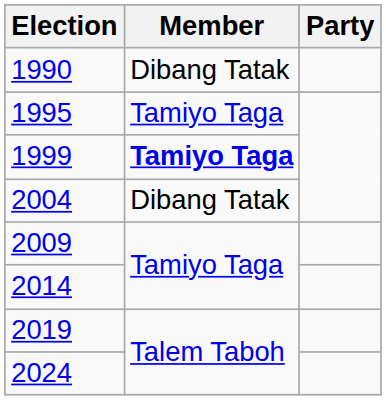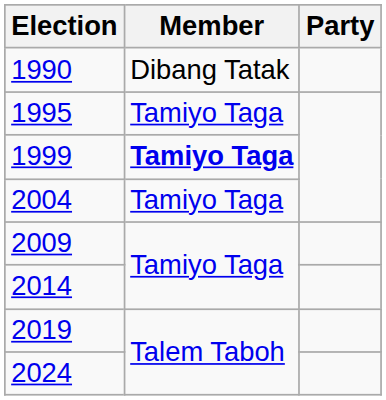(210, 199) Dibang Tatak -> (207, 199) Tamiyo Taga
